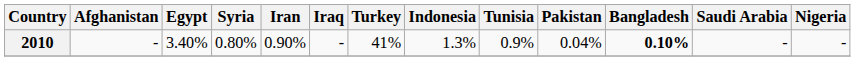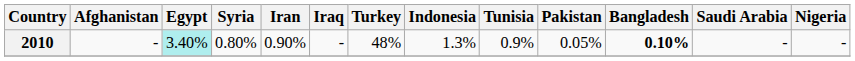(187, 42) no background -> (187, 42) paleturquoise background
(386, 42) 41% -> (386, 42) 48%
(581, 42) 0.04% -> (581, 42) 0.05%
